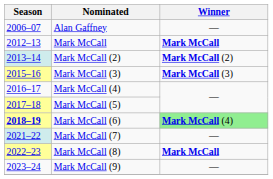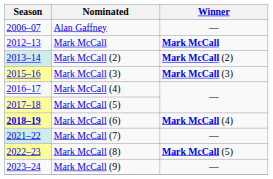(197, 120) lightgreen background -> (197, 120) no background
(191, 151) Mark McCall -> (197, 151) Mark McCall (5)
